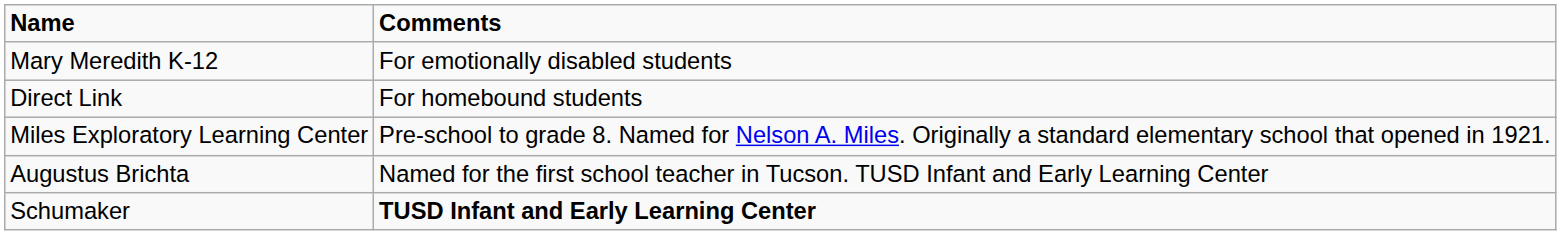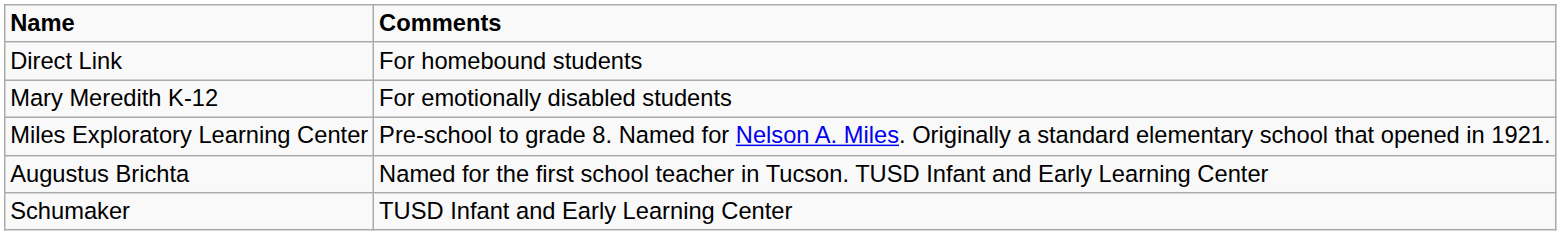rows swapped: (66, 98) <-> (114, 60)
(598, 211) bold -> (586, 211) normal
